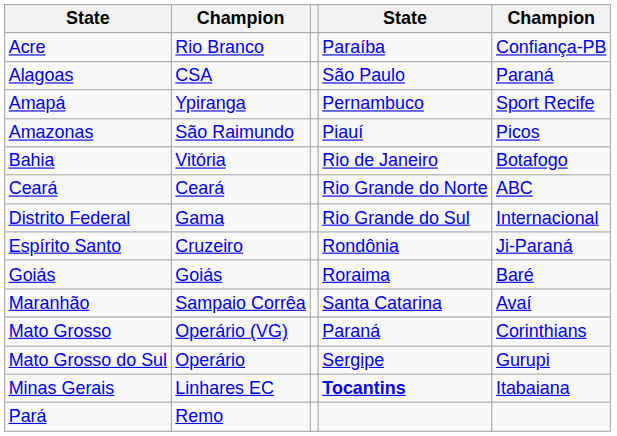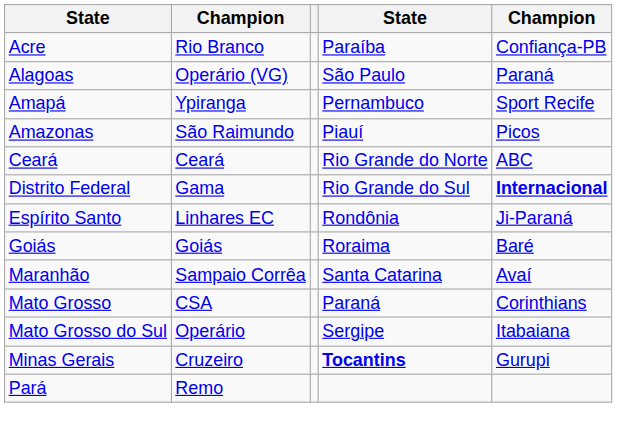(194, 75) CSA -> (232, 75) Operário (VG)
- row: (32, 160)
(547, 217) normal -> (552, 189) bold
(209, 246) Cruzeiro -> (225, 217) Linhares EC
(232, 331) Operário (VG) -> (194, 302) CSA
(523, 359) Gurupi -> (533, 331) Itabaiana
(225, 388) Linhares EC -> (209, 359) Cruzeiro
(533, 388) Itabaiana -> (523, 359) Gurupi
